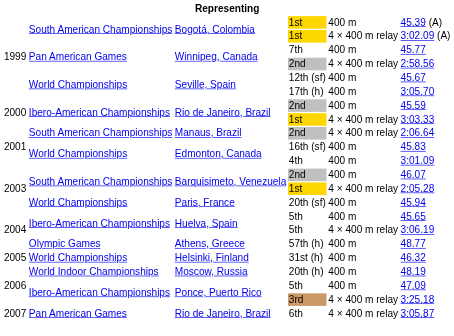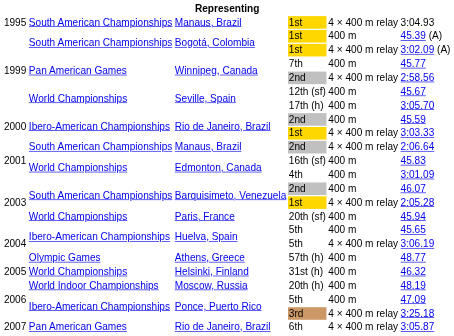+ row: (208, 22)
